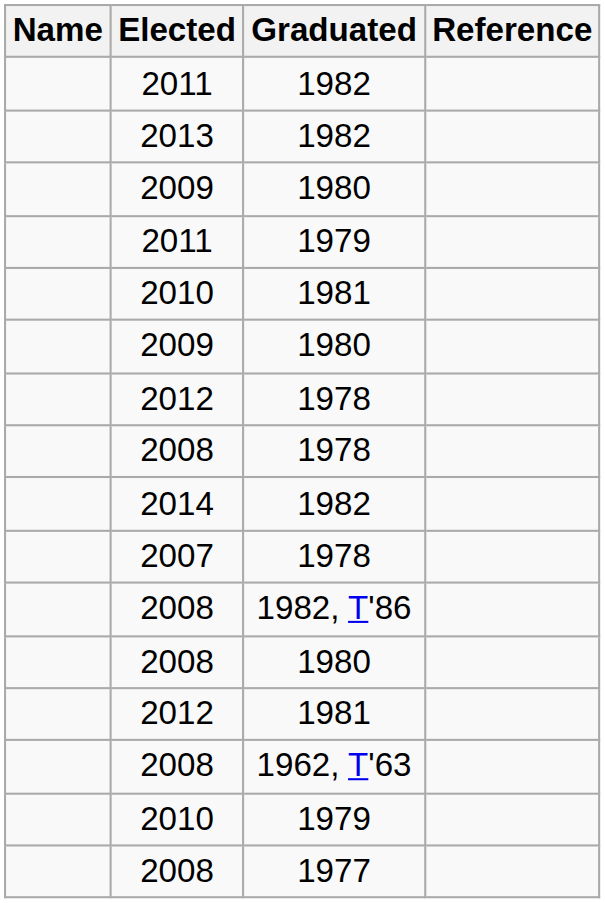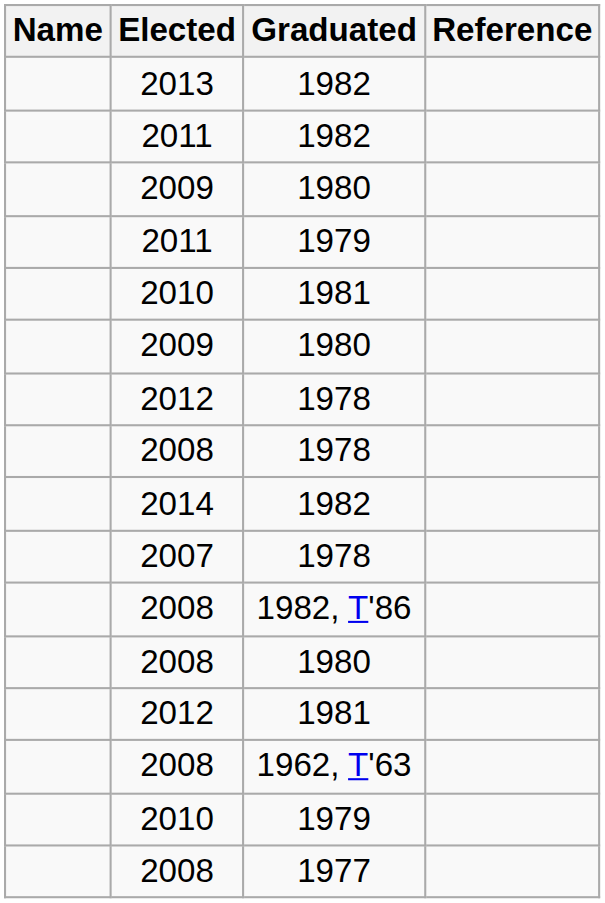rows swapped: (177, 135) <-> (177, 83)
